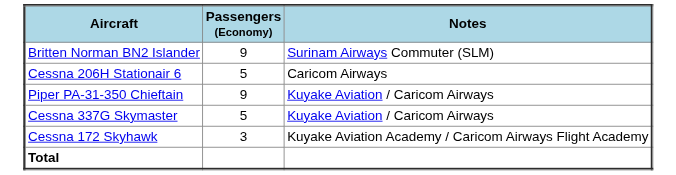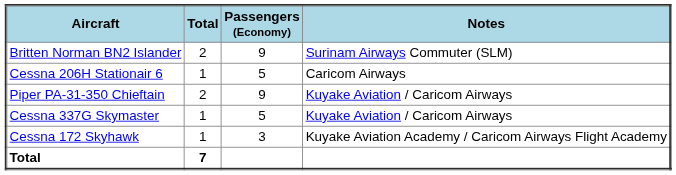+ column: (203, 24)
